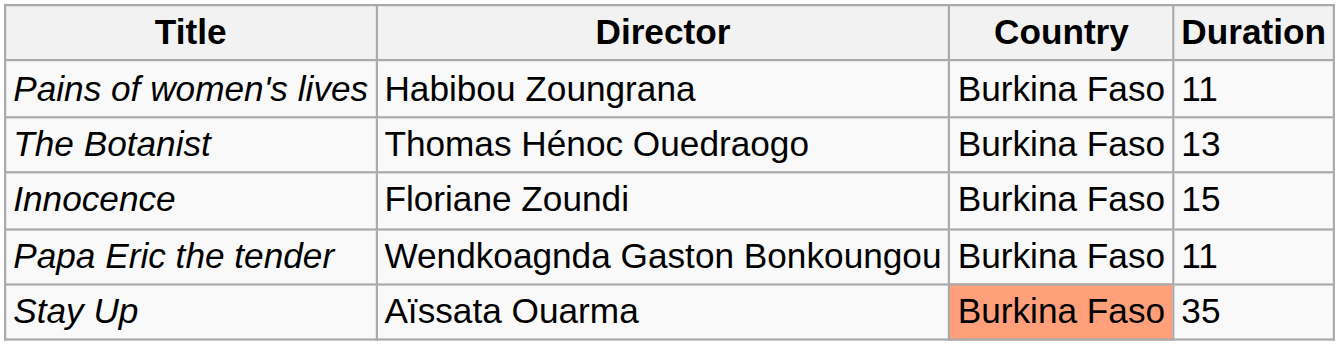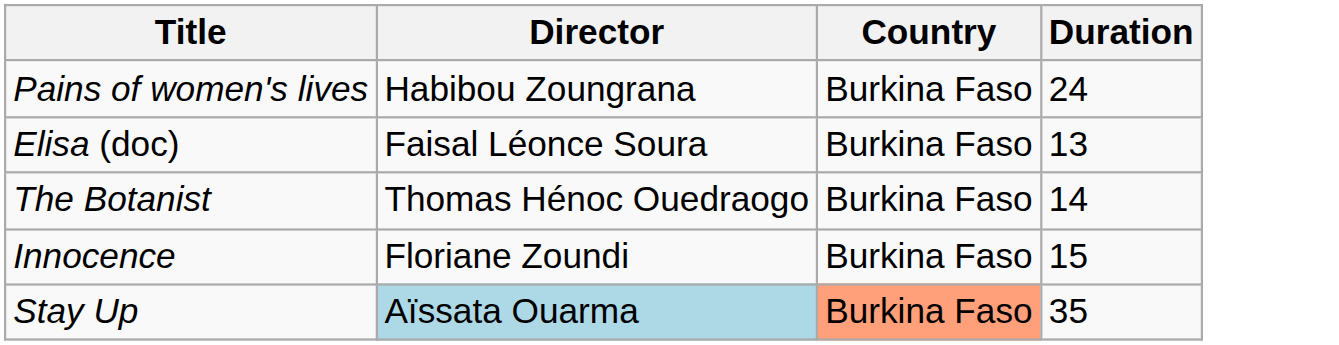(1200, 88) 11 -> (1068, 88) 24
+ row: (96, 144)
(1201, 144) 13 -> (1068, 199) 14
- row: (174, 255)
(512, 311) no background -> (512, 311) lightblue background
